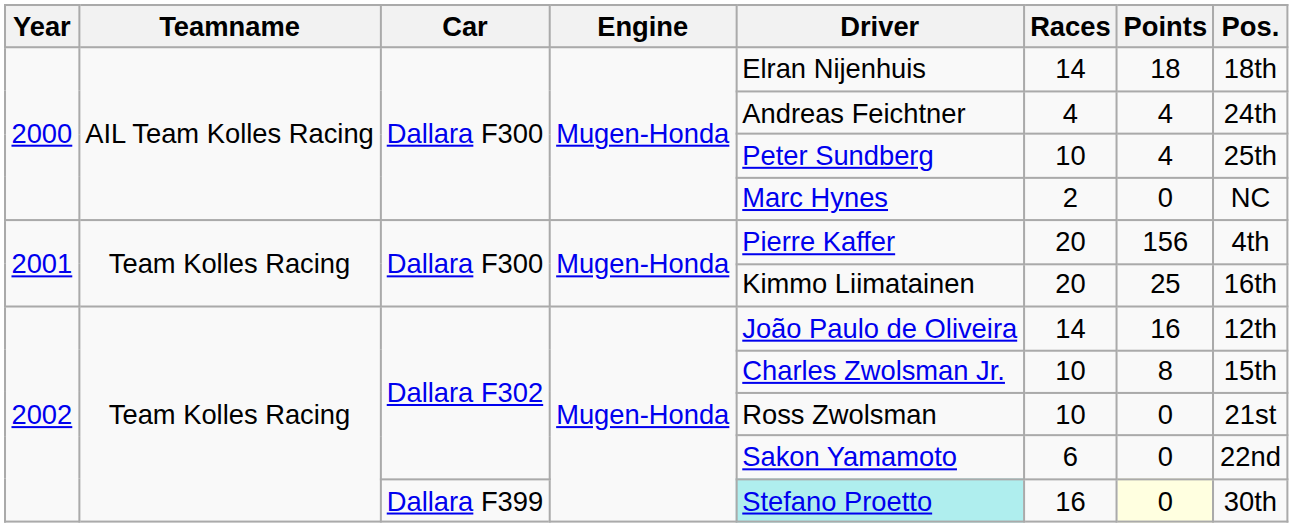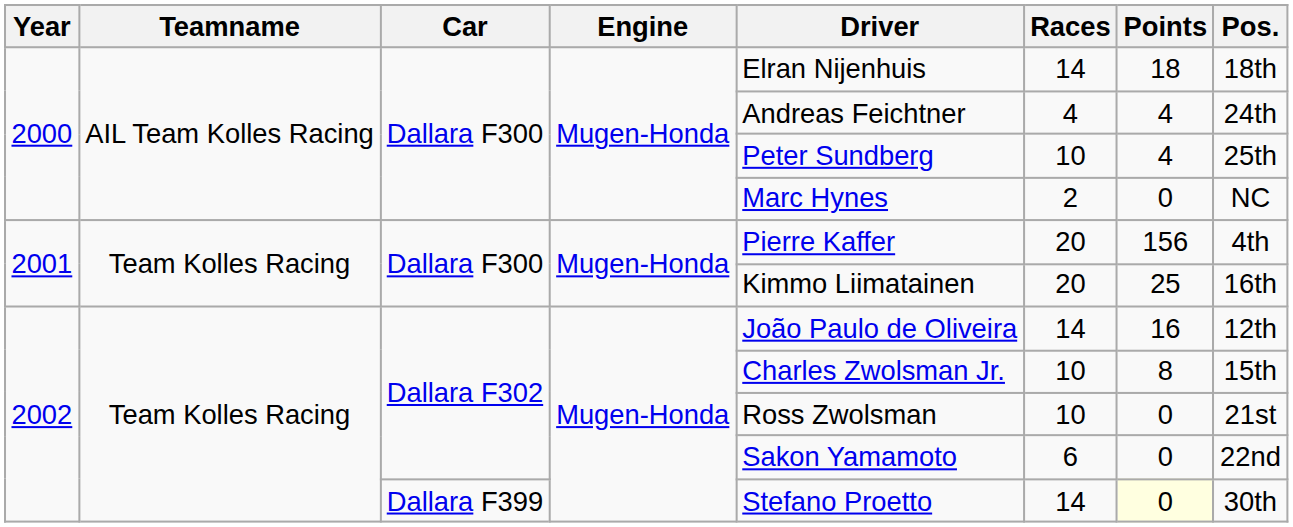(837, 500) paleturquoise background -> (837, 500) no background
(1070, 500) 16 -> (1070, 500) 14
